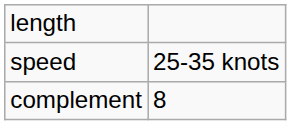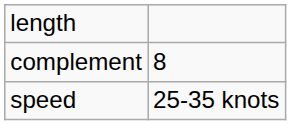rows swapped: (43, 61) <-> (76, 100)
